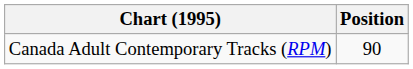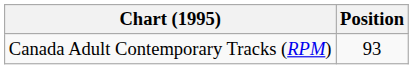(372, 48) 90 -> (372, 48) 93
